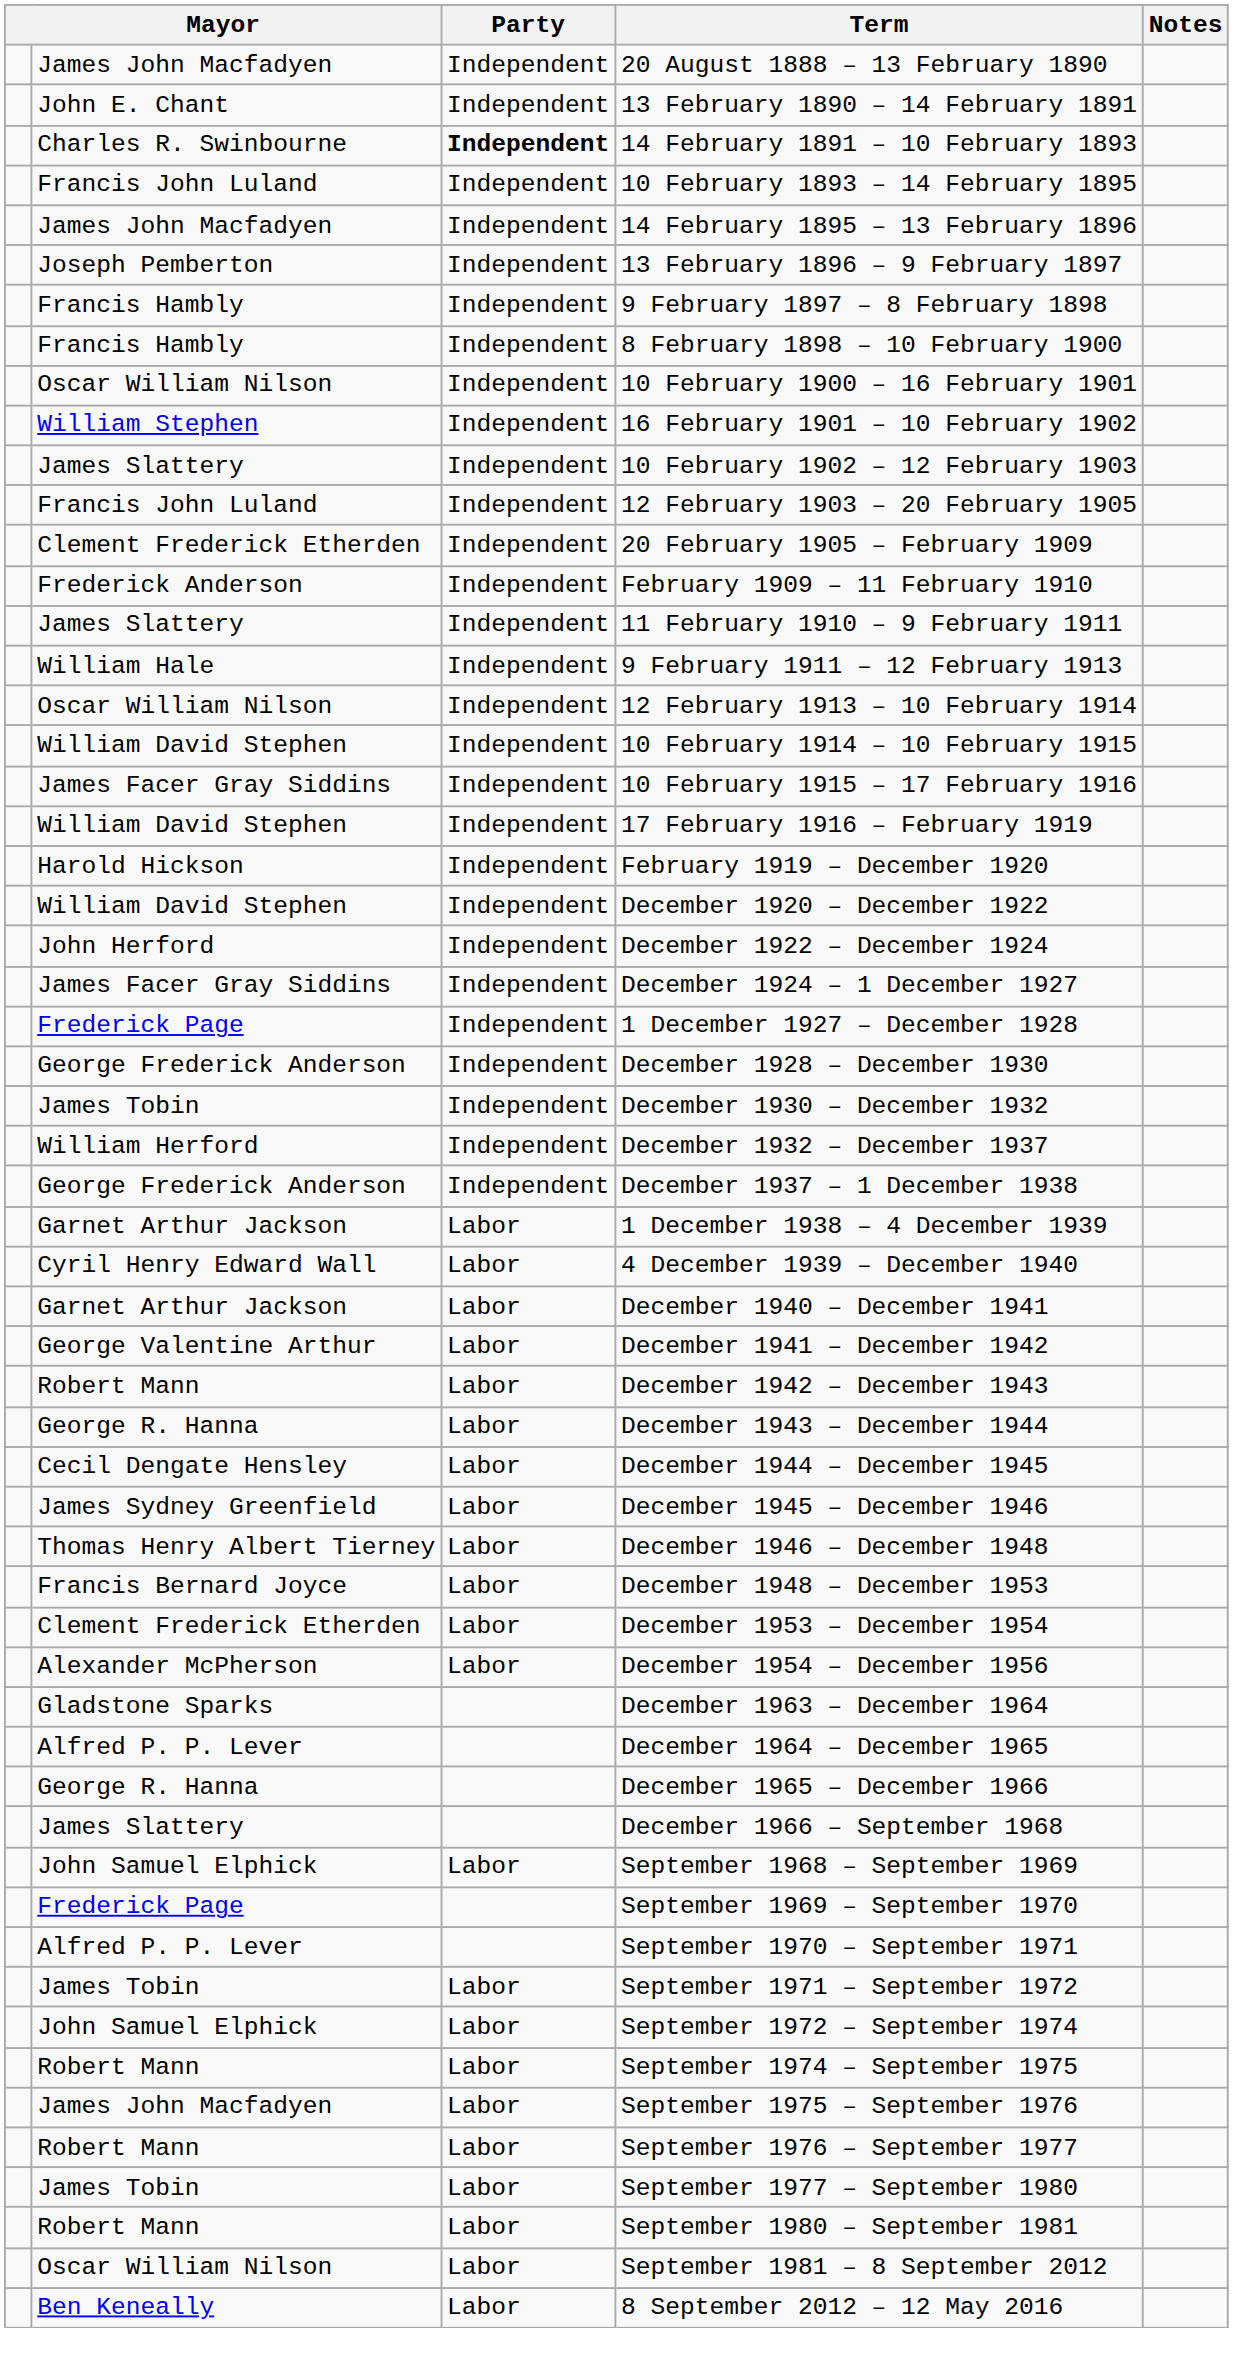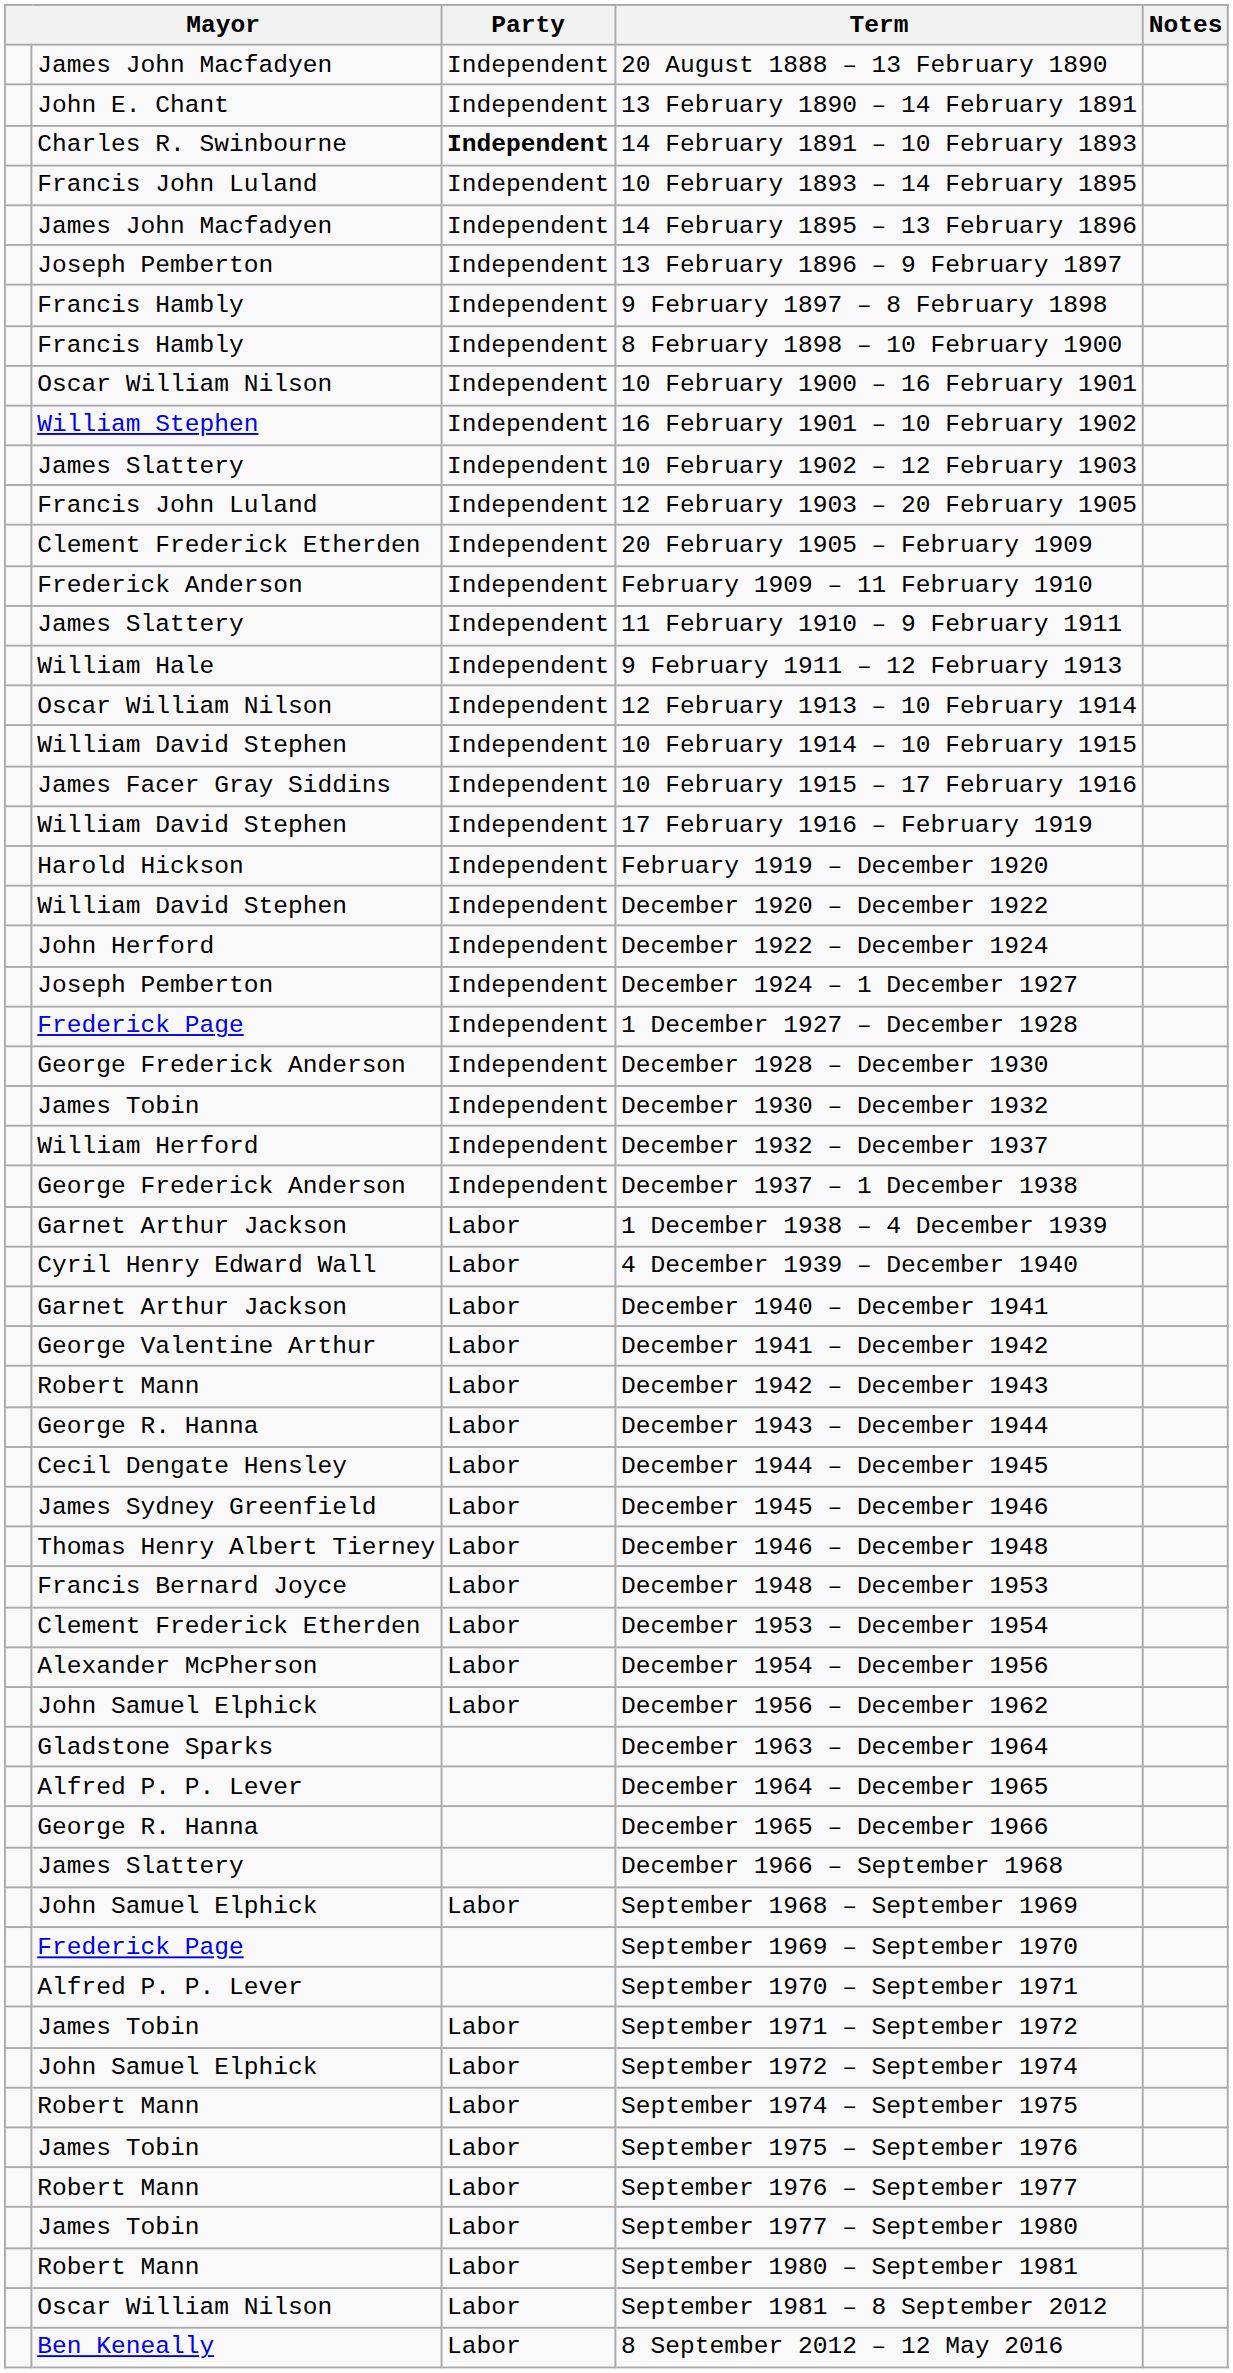(214, 986) James Facer Gray Siddins -> (155, 986) Joseph Pemberton
+ row: (835, 1707)
(185, 2107) James John Macfadyen -> (118, 2147) James Tobin
